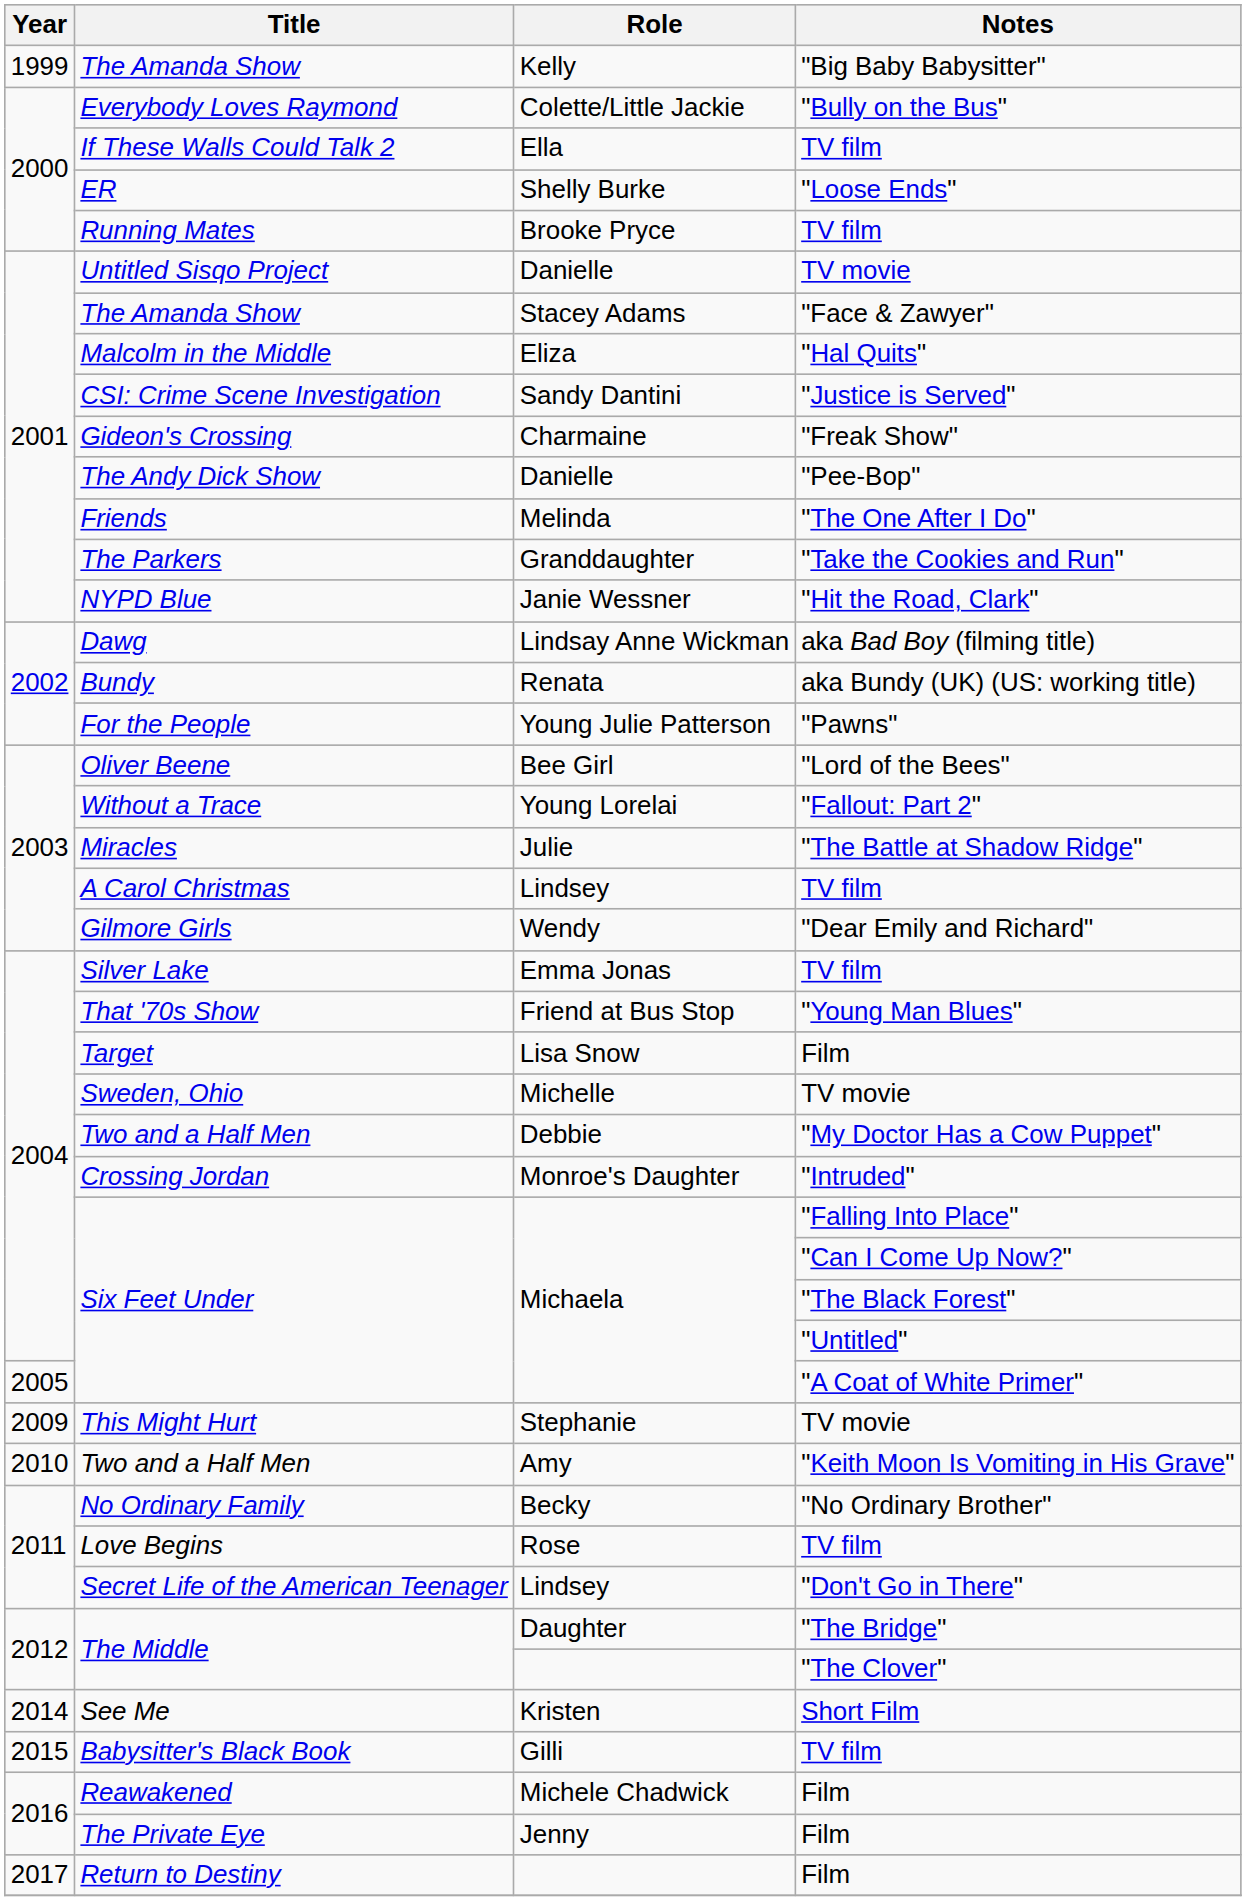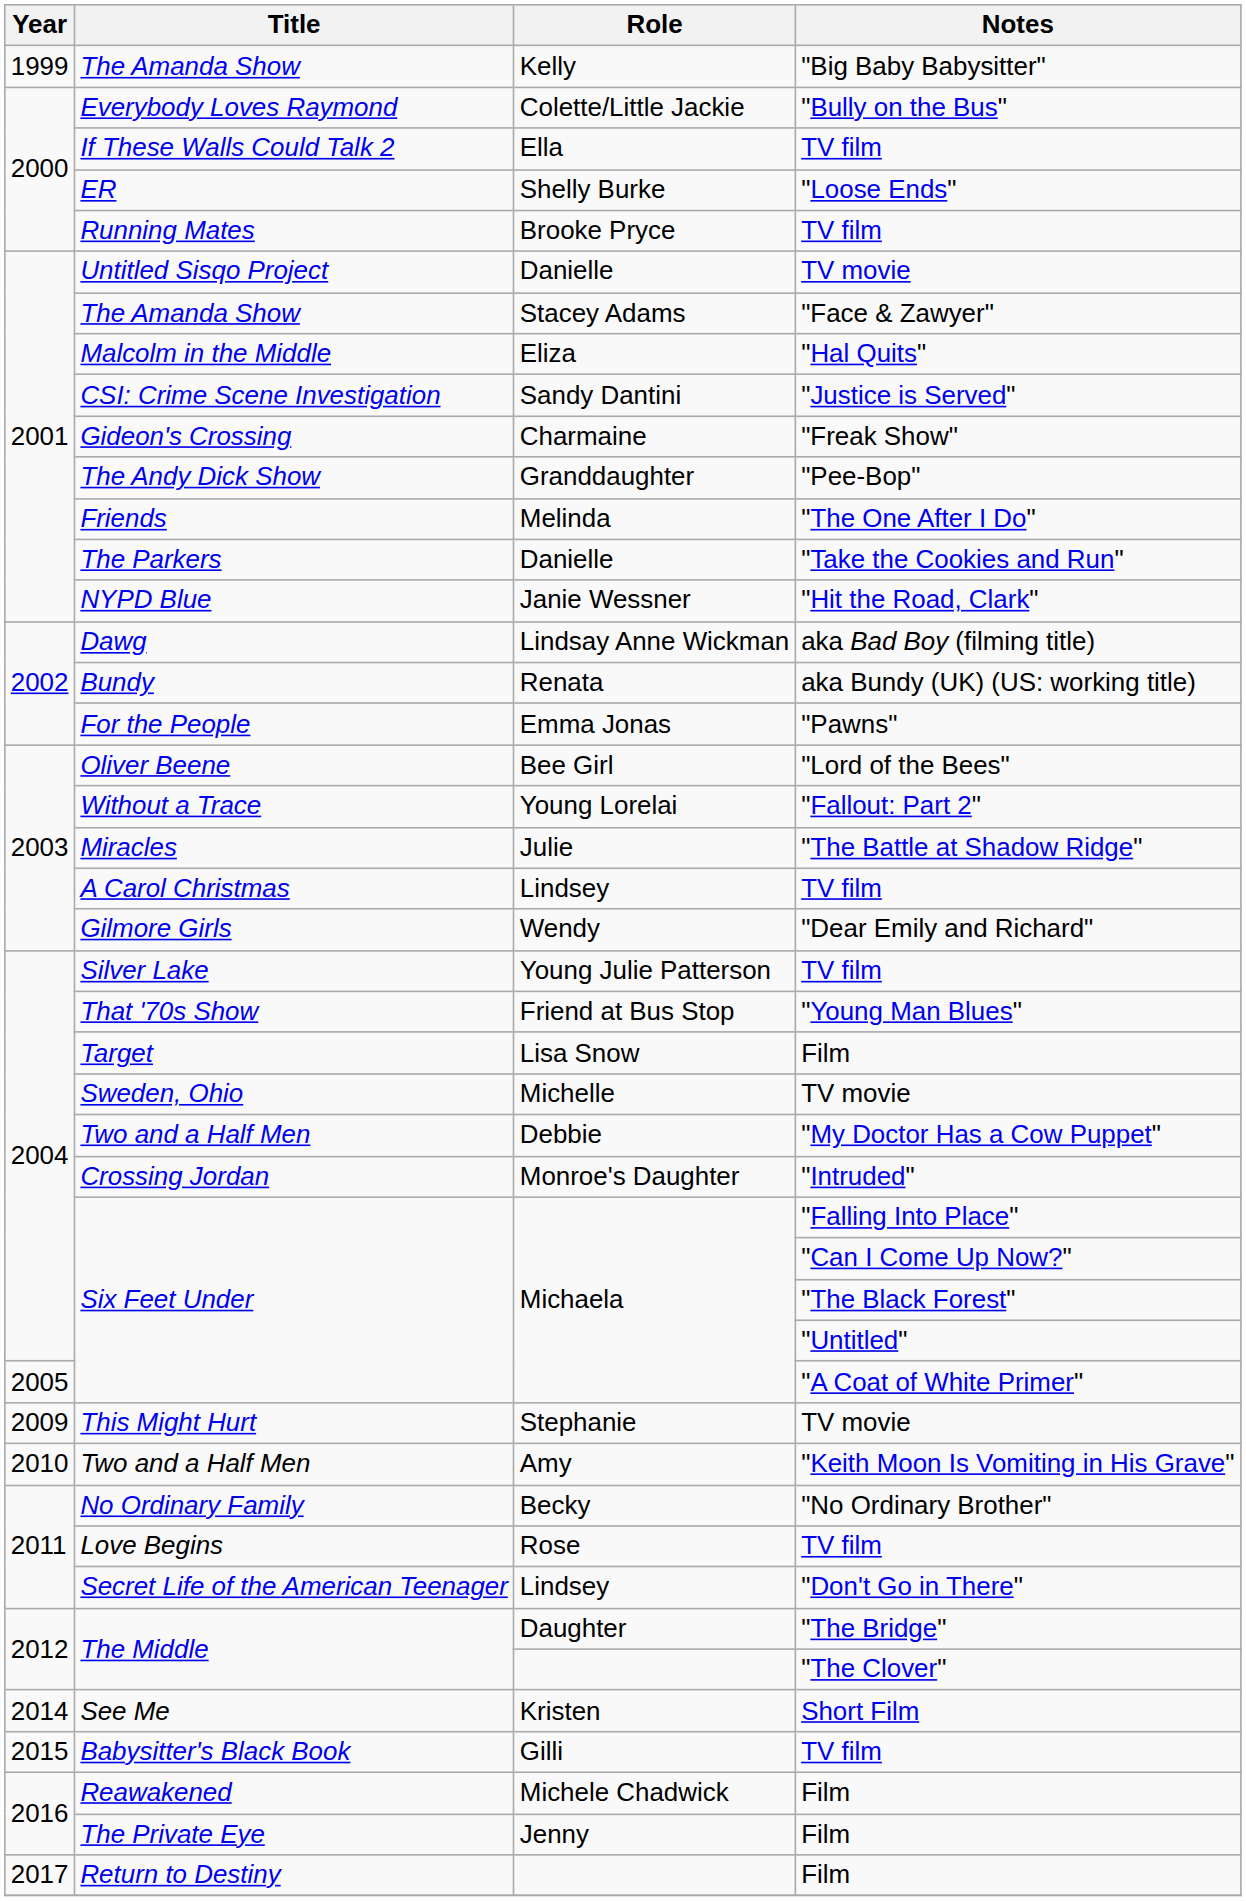(567, 477) Danielle -> (607, 477) Granddaughter
(607, 559) Granddaughter -> (567, 559) Danielle
(645, 723) Young Julie Patterson -> (595, 723) Emma Jonas
(595, 970) Emma Jonas -> (645, 970) Young Julie Patterson
